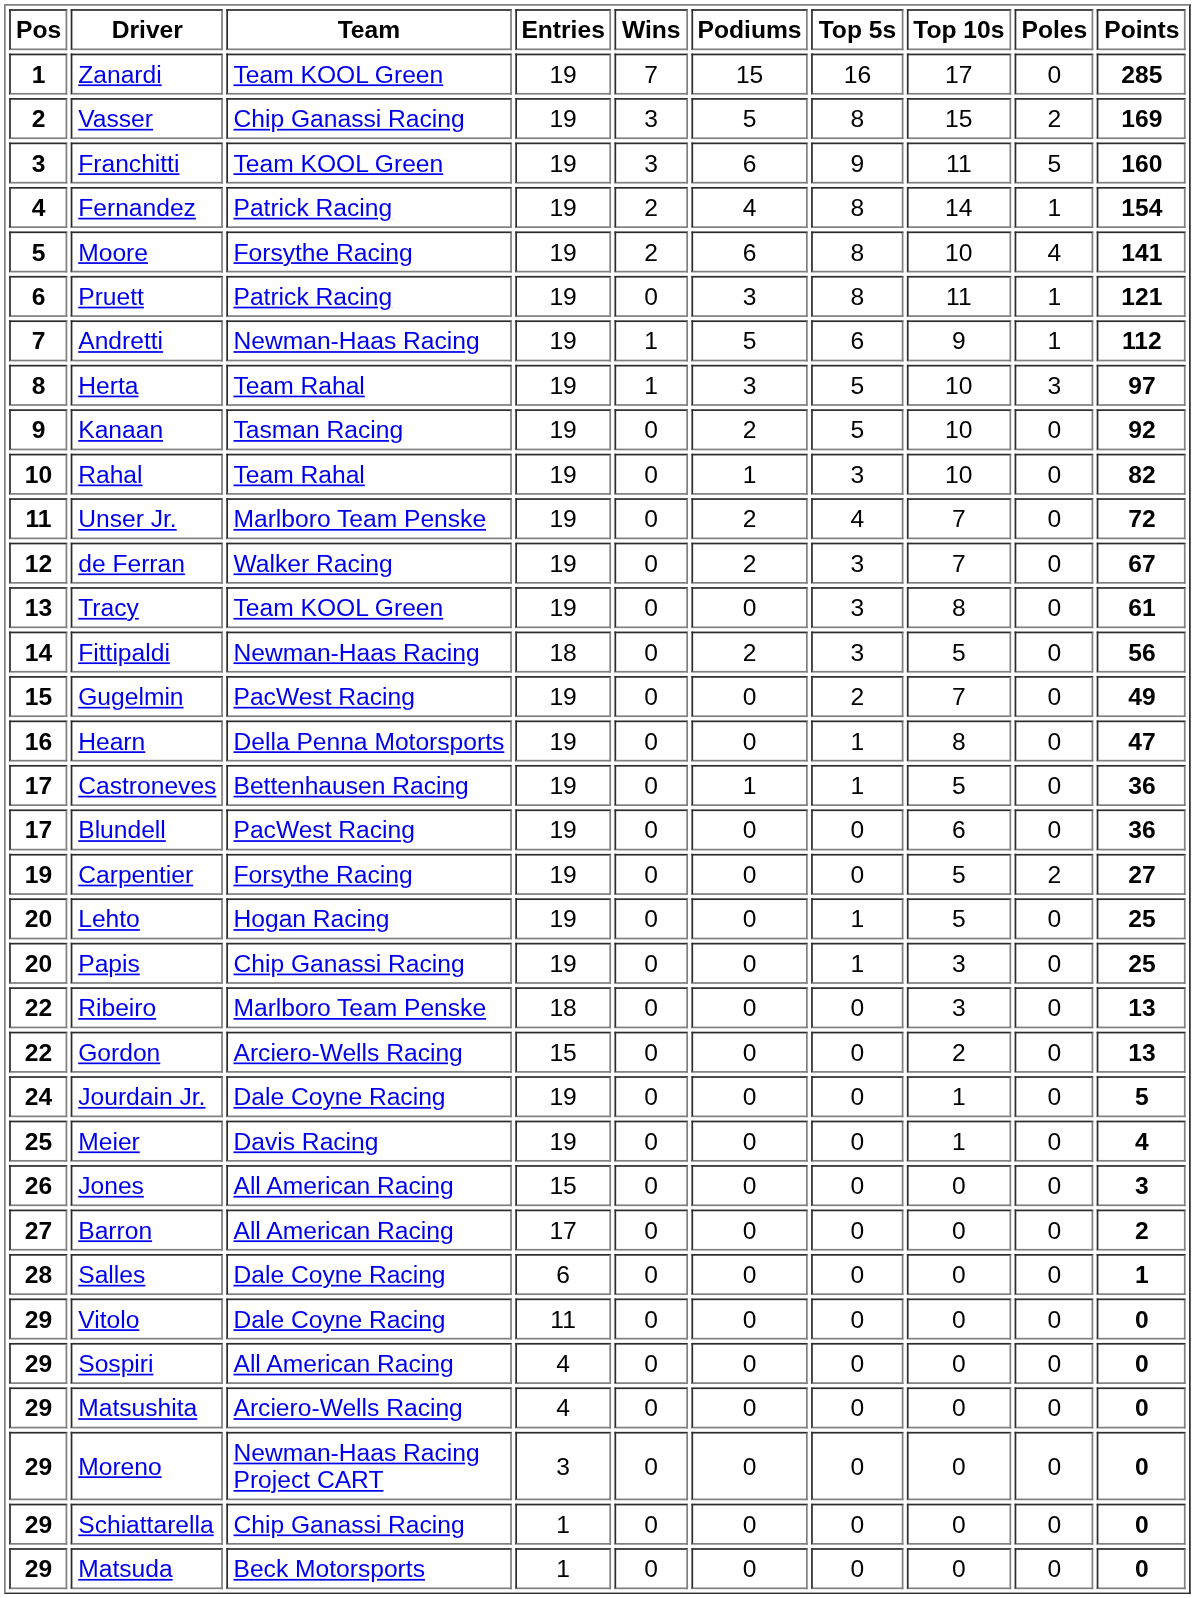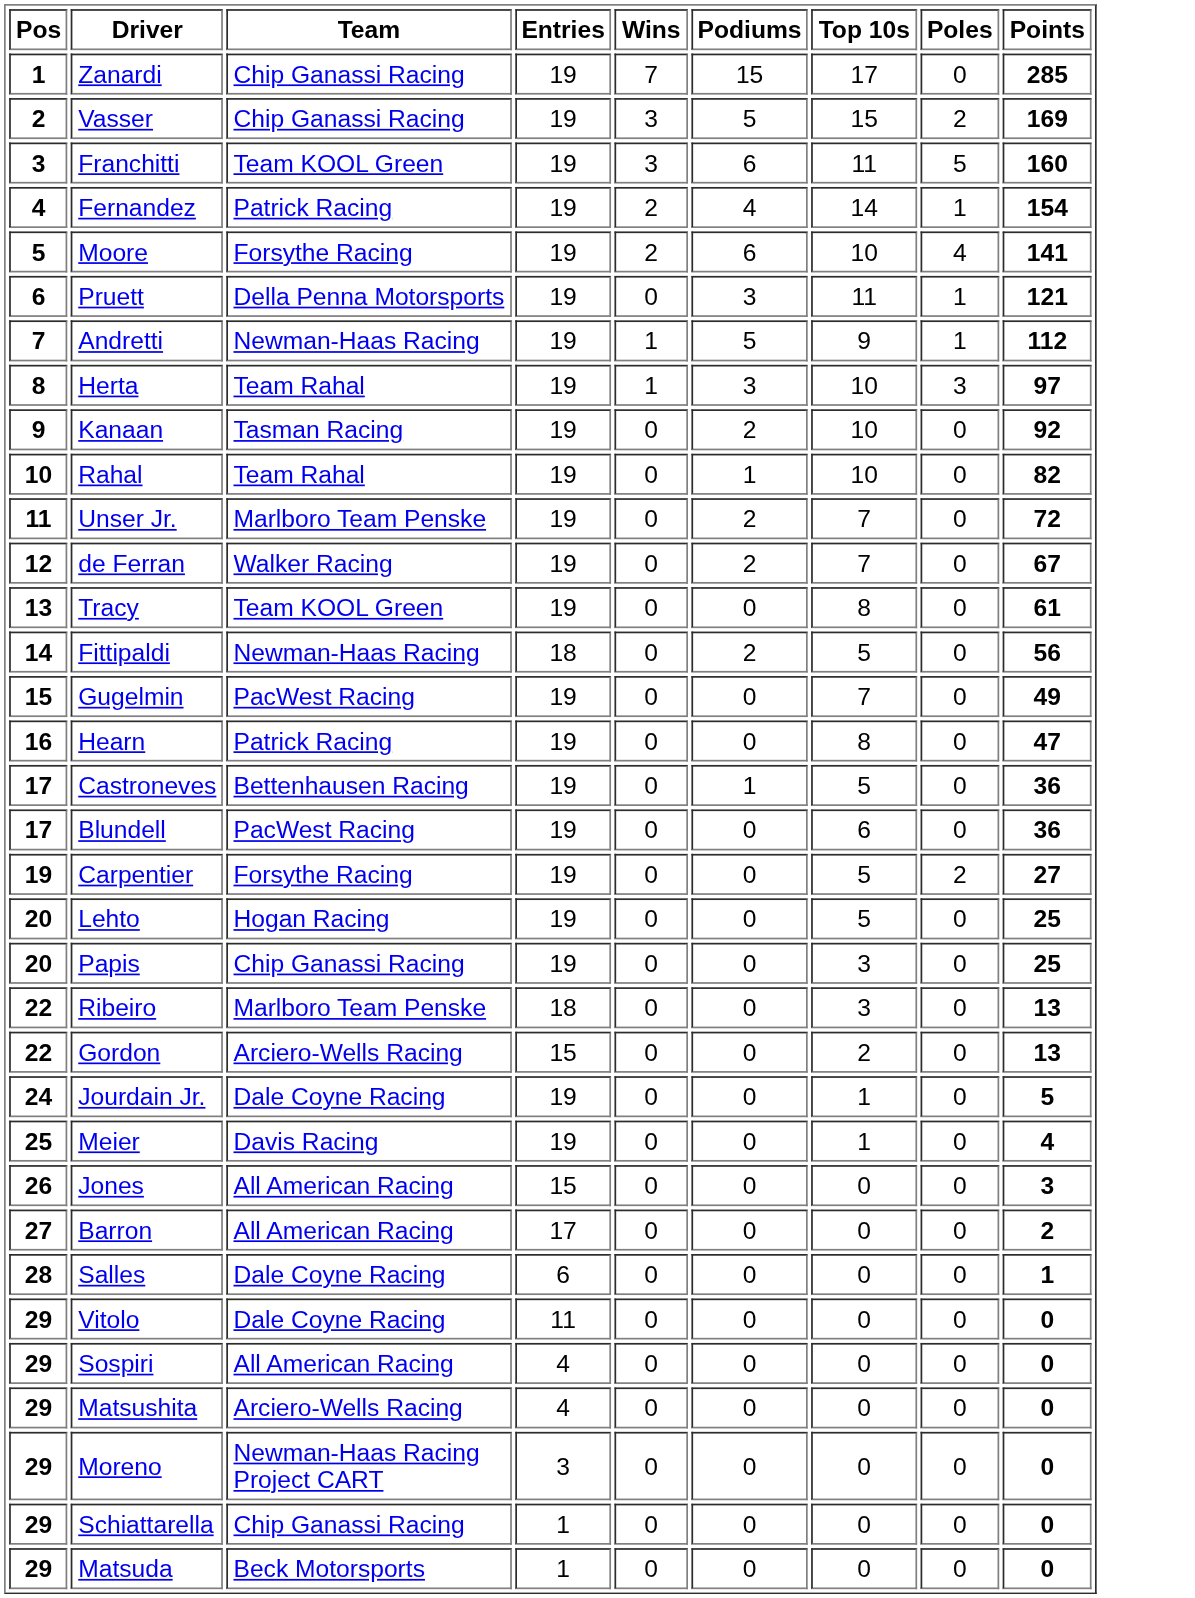- column: (857, 30)
(338, 74) Team KOOL Green -> (349, 74) Chip Ganassi Racing
(313, 296) Patrick Racing -> (369, 296) Della Penna Motorsports
(369, 741) Della Penna Motorsports -> (313, 741) Patrick Racing
